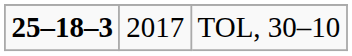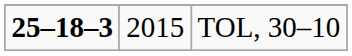(155, 27) 2017 -> (155, 27) 2015
